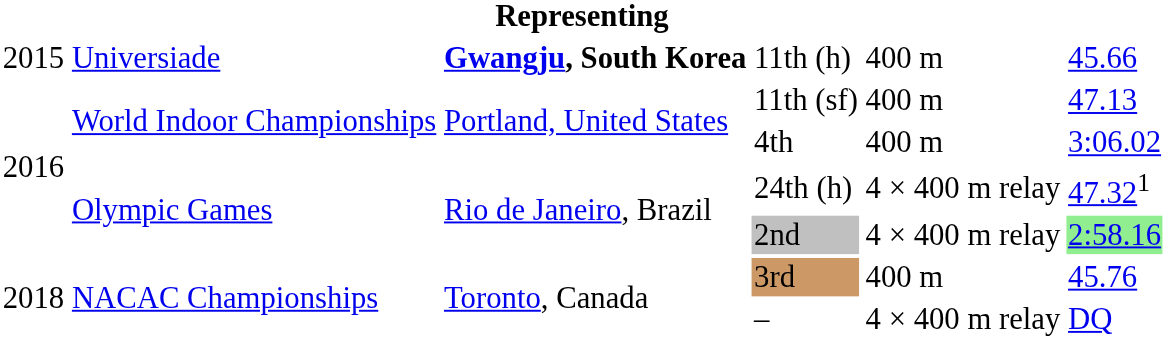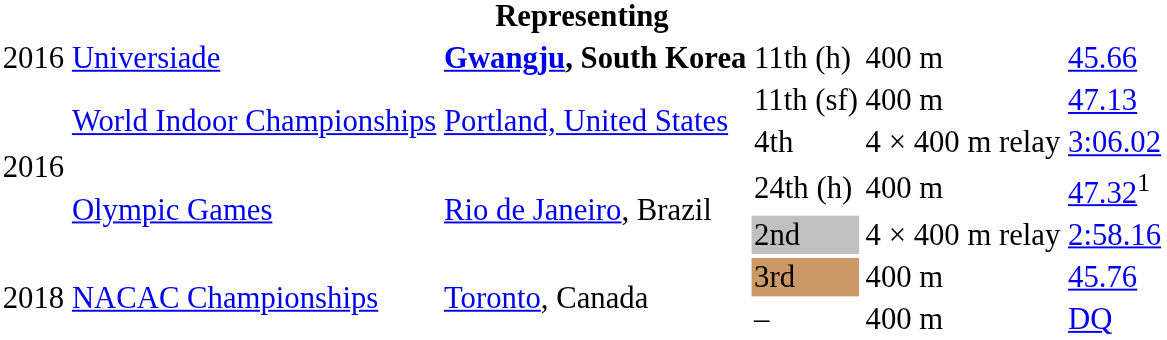(33, 57) 2015 -> (33, 57) 2016
(904, 142) 400 m -> (963, 142) 4 × 400 m relay
(963, 188) 4 × 400 m relay -> (904, 188) 400 m
(1115, 235) lightgreen background -> (1115, 235) no background
(963, 319) 4 × 400 m relay -> (904, 319) 400 m
